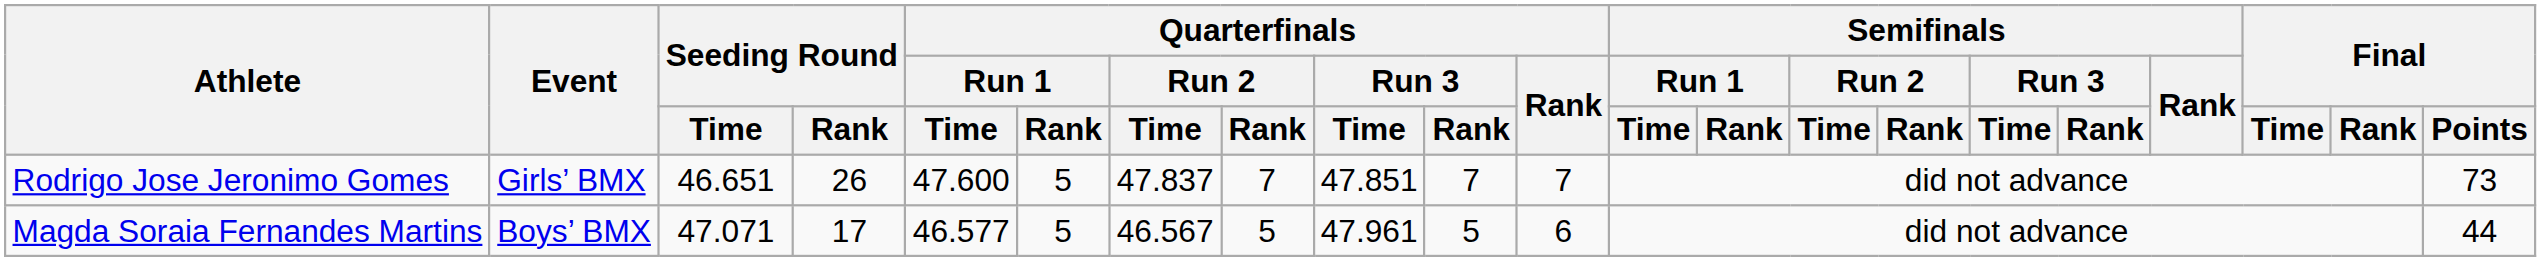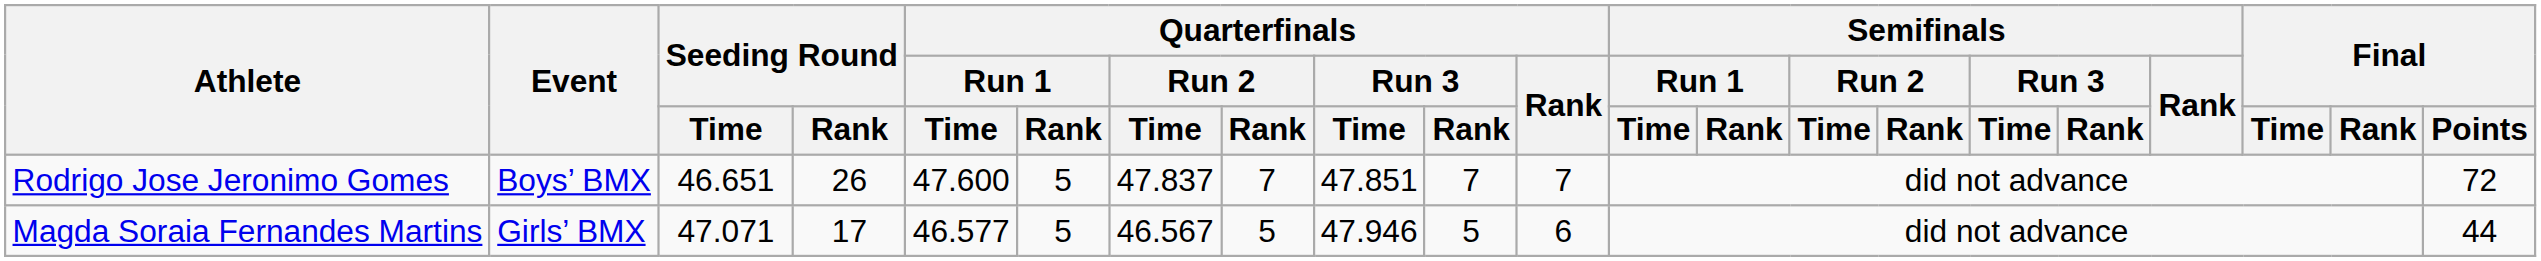(571, 181) Girls’ BMX -> (574, 181) Boys’ BMX
(2480, 181) 73 -> (2480, 181) 72
(574, 231) Boys’ BMX -> (571, 231) Girls’ BMX
(1369, 231) 47.961 -> (1369, 231) 47.946
